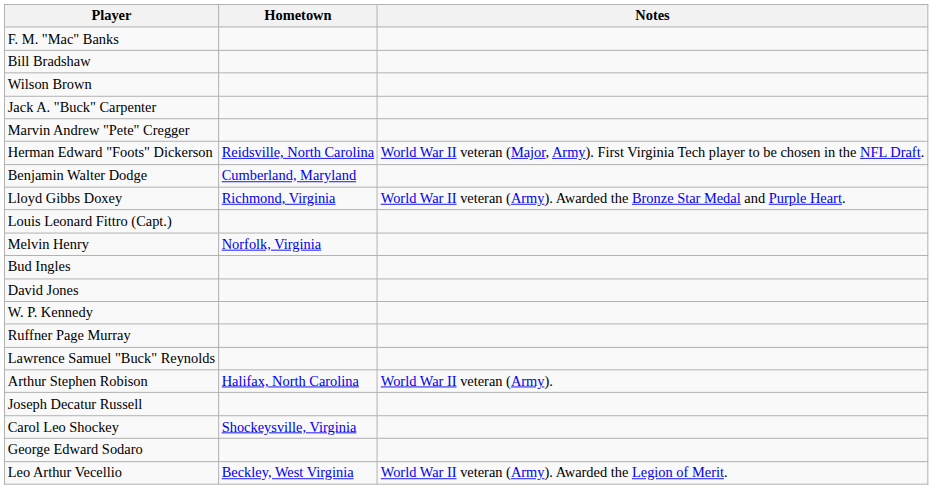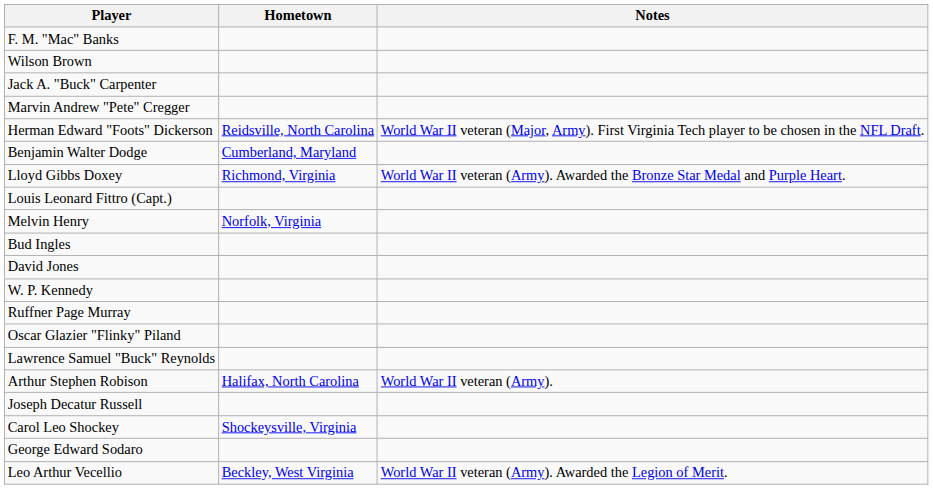- row: (49, 61)
+ row: (94, 335)
